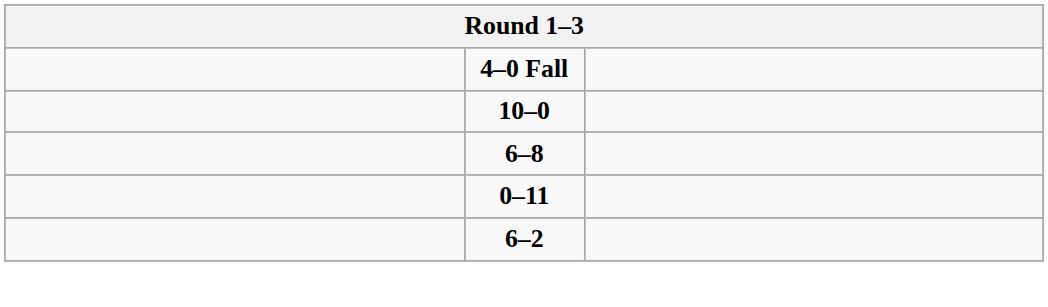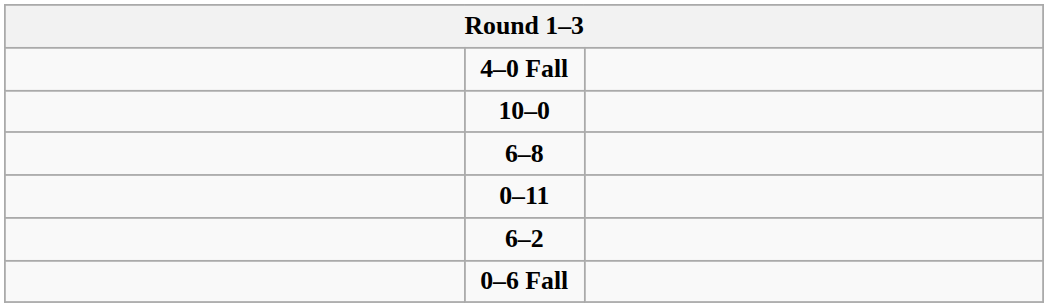+ row: (524, 281)
